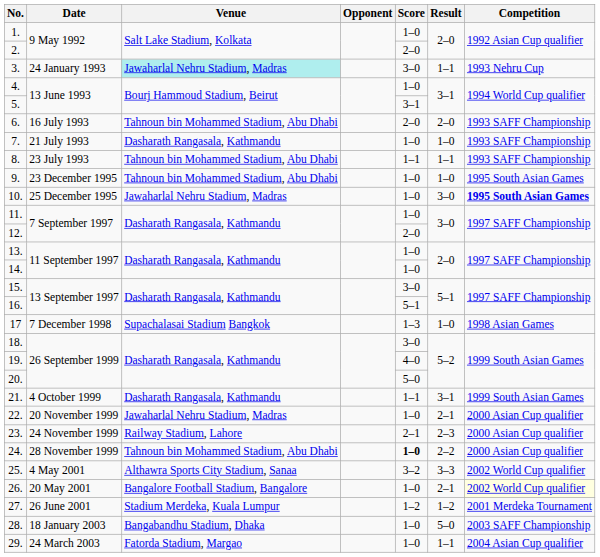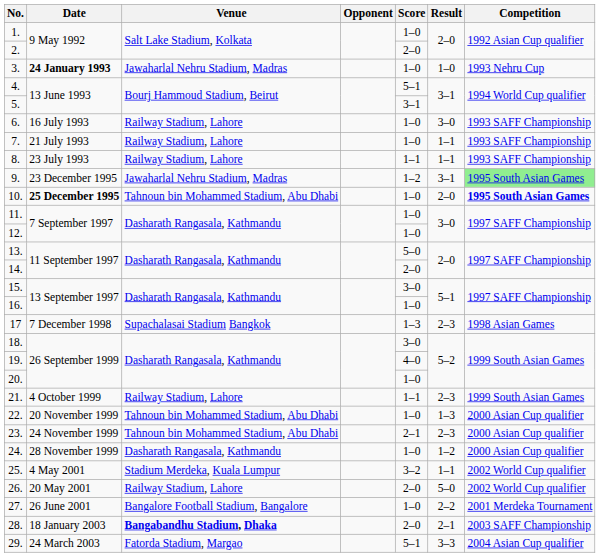(67, 68) normal -> (70, 68) bold
(205, 68) paleturquoise background -> (206, 68) no background
(411, 68) 3–0 -> (412, 68) 1–0
(446, 68) 1–1 -> (446, 68) 1–0
(411, 86) 1–0 -> (412, 86) 5–1
(231, 123) Tahnoun bin Mohammed Stadium, Abu Dhabi -> (184, 123) Railway Stadium, Lahore
(411, 123) 2–0 -> (412, 123) 1–0
(446, 123) 2–0 -> (446, 123) 3–0
(202, 141) Dasharath Rangasala, Kathmandu -> (184, 141) Railway Stadium, Lahore
(446, 141) 1–0 -> (446, 141) 1–1
(231, 159) Tahnoun bin Mohammed Stadium, Abu Dhabi -> (184, 159) Railway Stadium, Lahore
(231, 178) Tahnoun bin Mohammed Stadium, Abu Dhabi -> (206, 178) Jawaharlal Nehru Stadium, Madras
(411, 178) 1–0 -> (412, 178) 1–2
(446, 178) 1–0 -> (446, 178) 3–1
(525, 178) no background -> (526, 178) lightgreen background
(73, 196) normal -> (74, 196) bold
(205, 196) Jawaharlal Nehru Stadium, Madras -> (231, 196) Tahnoun bin Mohammed Stadium, Abu Dhabi
(446, 196) 3–0 -> (446, 196) 2–0
(411, 232) 2–0 -> (412, 232) 1–0
(411, 251) 1–0 -> (412, 251) 5–0
(411, 269) 1–0 -> (412, 269) 2–0
(411, 305) 5–1 -> (412, 305) 1–0
(446, 324) 1–0 -> (446, 324) 2–3
(411, 379) 5–0 -> (412, 379) 1–0
(202, 397) Dasharath Rangasala, Kathmandu -> (184, 397) Railway Stadium, Lahore
(446, 397) 3–1 -> (446, 397) 2–3
(205, 415) Jawaharlal Nehru Stadium, Madras -> (231, 415) Tahnoun bin Mohammed Stadium, Abu Dhabi
(446, 415) 2–1 -> (446, 415) 1–3
(183, 433) Railway Stadium, Lahore -> (231, 433) Tahnoun bin Mohammed Stadium, Abu Dhabi
(231, 452) Tahnoun bin Mohammed Stadium, Abu Dhabi -> (203, 452) Dasharath Rangasala, Kathmandu
(411, 452) bold -> (412, 452) normal
(446, 452) 2–2 -> (446, 452) 1–2
(210, 470) Althawra Sports City Stadium, Sanaa -> (202, 470) Stadium Merdeka, Kuala Lumpur
(446, 470) 3–3 -> (446, 470) 1–1
(216, 488) Bangalore Football Stadium, Bangalore -> (184, 488) Railway Stadium, Lahore
(411, 488) 1–0 -> (412, 488) 2–0
(446, 488) 2–1 -> (446, 488) 5–0
(526, 488) lightyellow background -> (526, 488) no background
(202, 506) Stadium Merdeka, Kuala Lumpur -> (216, 506) Bangalore Football Stadium, Bangalore
(411, 506) 1–2 -> (412, 506) 1–0
(446, 506) 1–2 -> (446, 506) 2–2
(194, 525) normal -> (201, 525) bold
(411, 525) 1–0 -> (412, 525) 2–0
(446, 525) 5–0 -> (446, 525) 2–1
(411, 543) 1–0 -> (412, 543) 5–1
(446, 543) 1–1 -> (446, 543) 3–3
